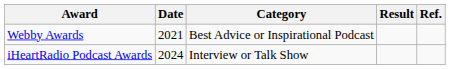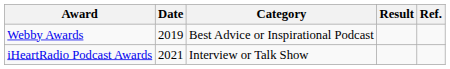(171, 34) 2021 -> (171, 34) 2019
(171, 54) 2024 -> (171, 54) 2021
